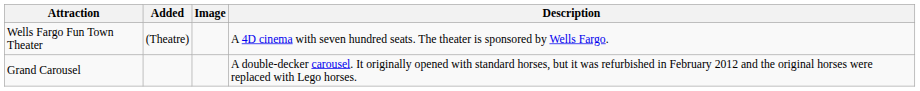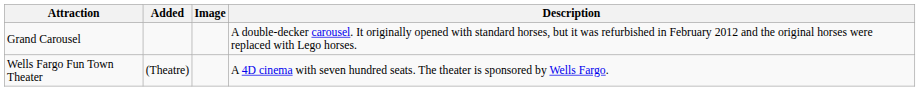rows swapped: (44, 70) <-> (60, 38)
